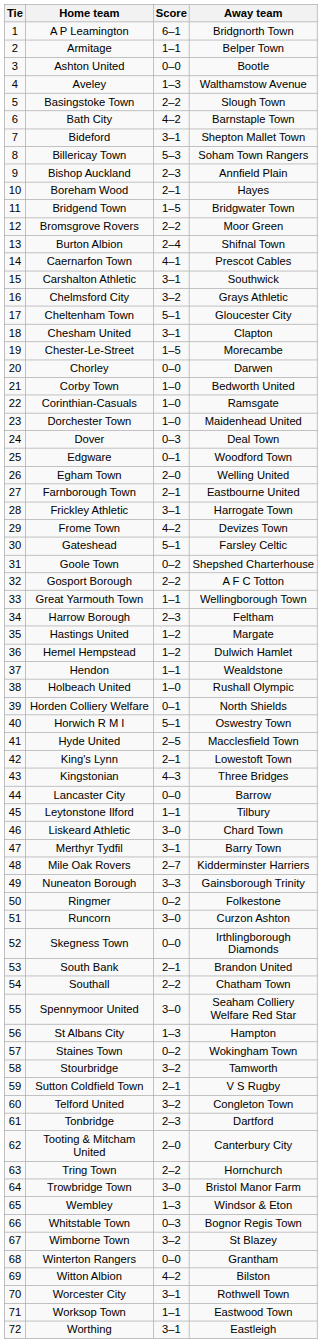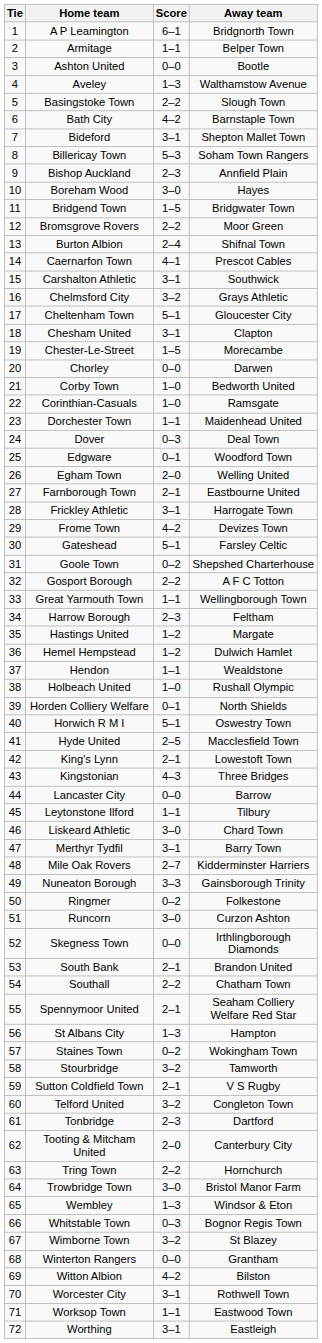(171, 191) 2–1 -> (171, 191) 3–0
(171, 421) 1–0 -> (171, 421) 1–1
(171, 1009) 3–0 -> (171, 1009) 2–1
